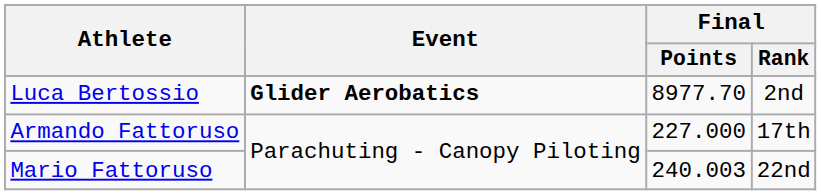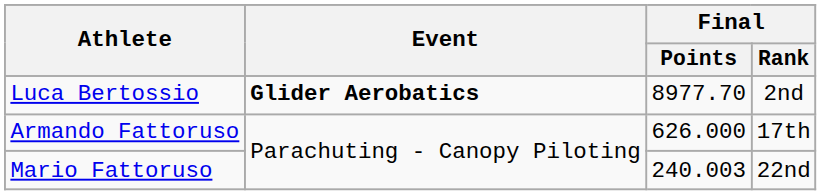(699, 132) 227.000 -> (699, 132) 626.000
